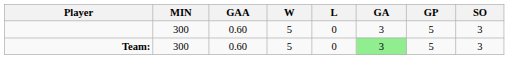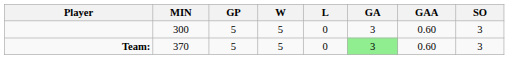columns swapped: (431, 12) <-> (238, 12)
(181, 46) 300 -> (181, 46) 370
